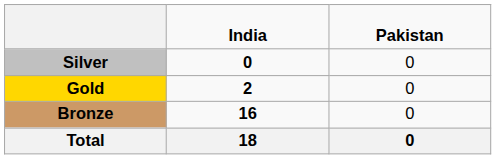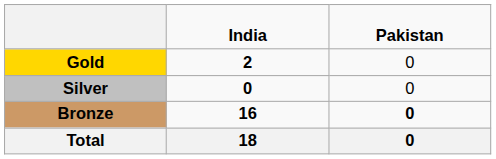rows swapped: (86, 88) <-> (86, 62)
(410, 114) normal -> (410, 114) bold
